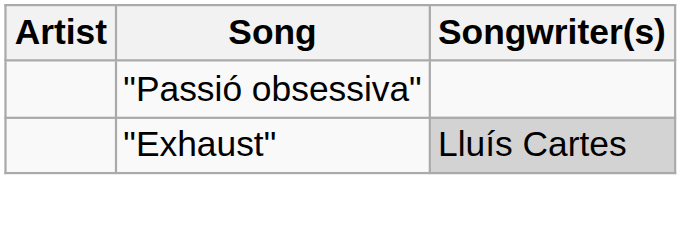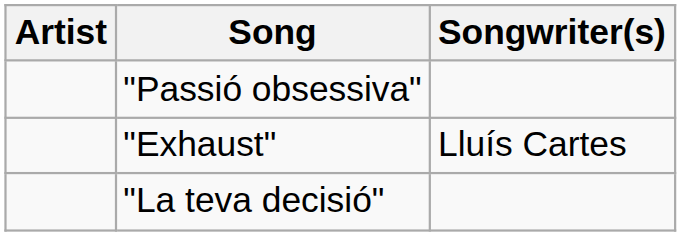(532, 144) lightgrey background -> (532, 144) no background
+ row: (254, 200)
